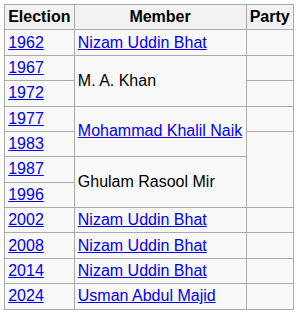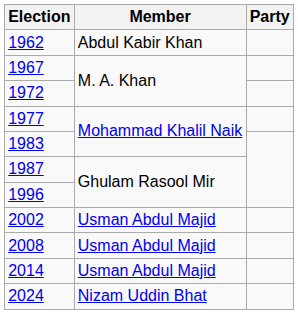(142, 42) Nizam Uddin Bhat -> (140, 42) Abdul Kabir Khan
(142, 220) Nizam Uddin Bhat -> (147, 220) Usman Abdul Majid
(142, 245) Nizam Uddin Bhat -> (147, 245) Usman Abdul Majid
(142, 270) Nizam Uddin Bhat -> (147, 270) Usman Abdul Majid
(147, 296) Usman Abdul Majid -> (142, 296) Nizam Uddin Bhat
